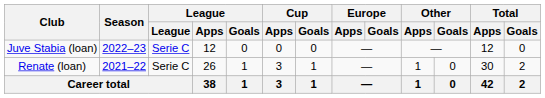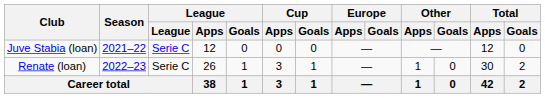(124, 48) 2022–23 -> (124, 48) 2021–22
(124, 66) 2021–22 -> (124, 66) 2022–23
